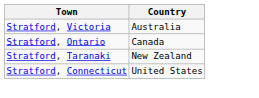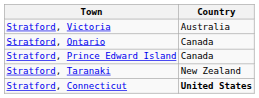+ row: (91, 56)
(167, 71) normal -> (216, 86) bold
